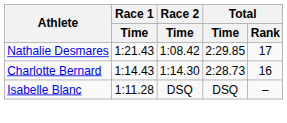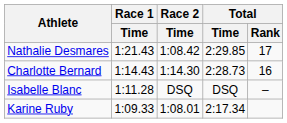+ row: (40, 109)
